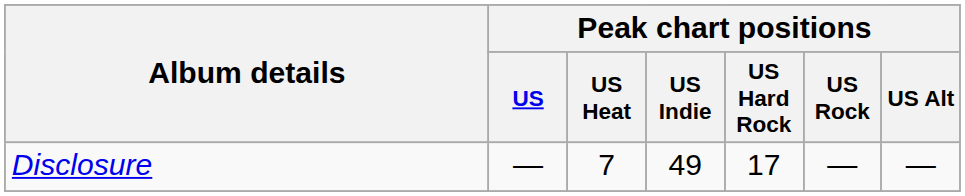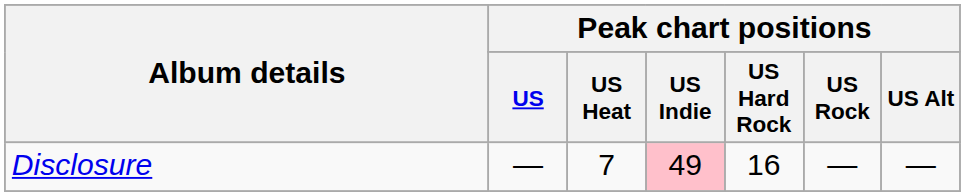(685, 165) no background -> (685, 165) pink background
(764, 165) 17 -> (764, 165) 16
